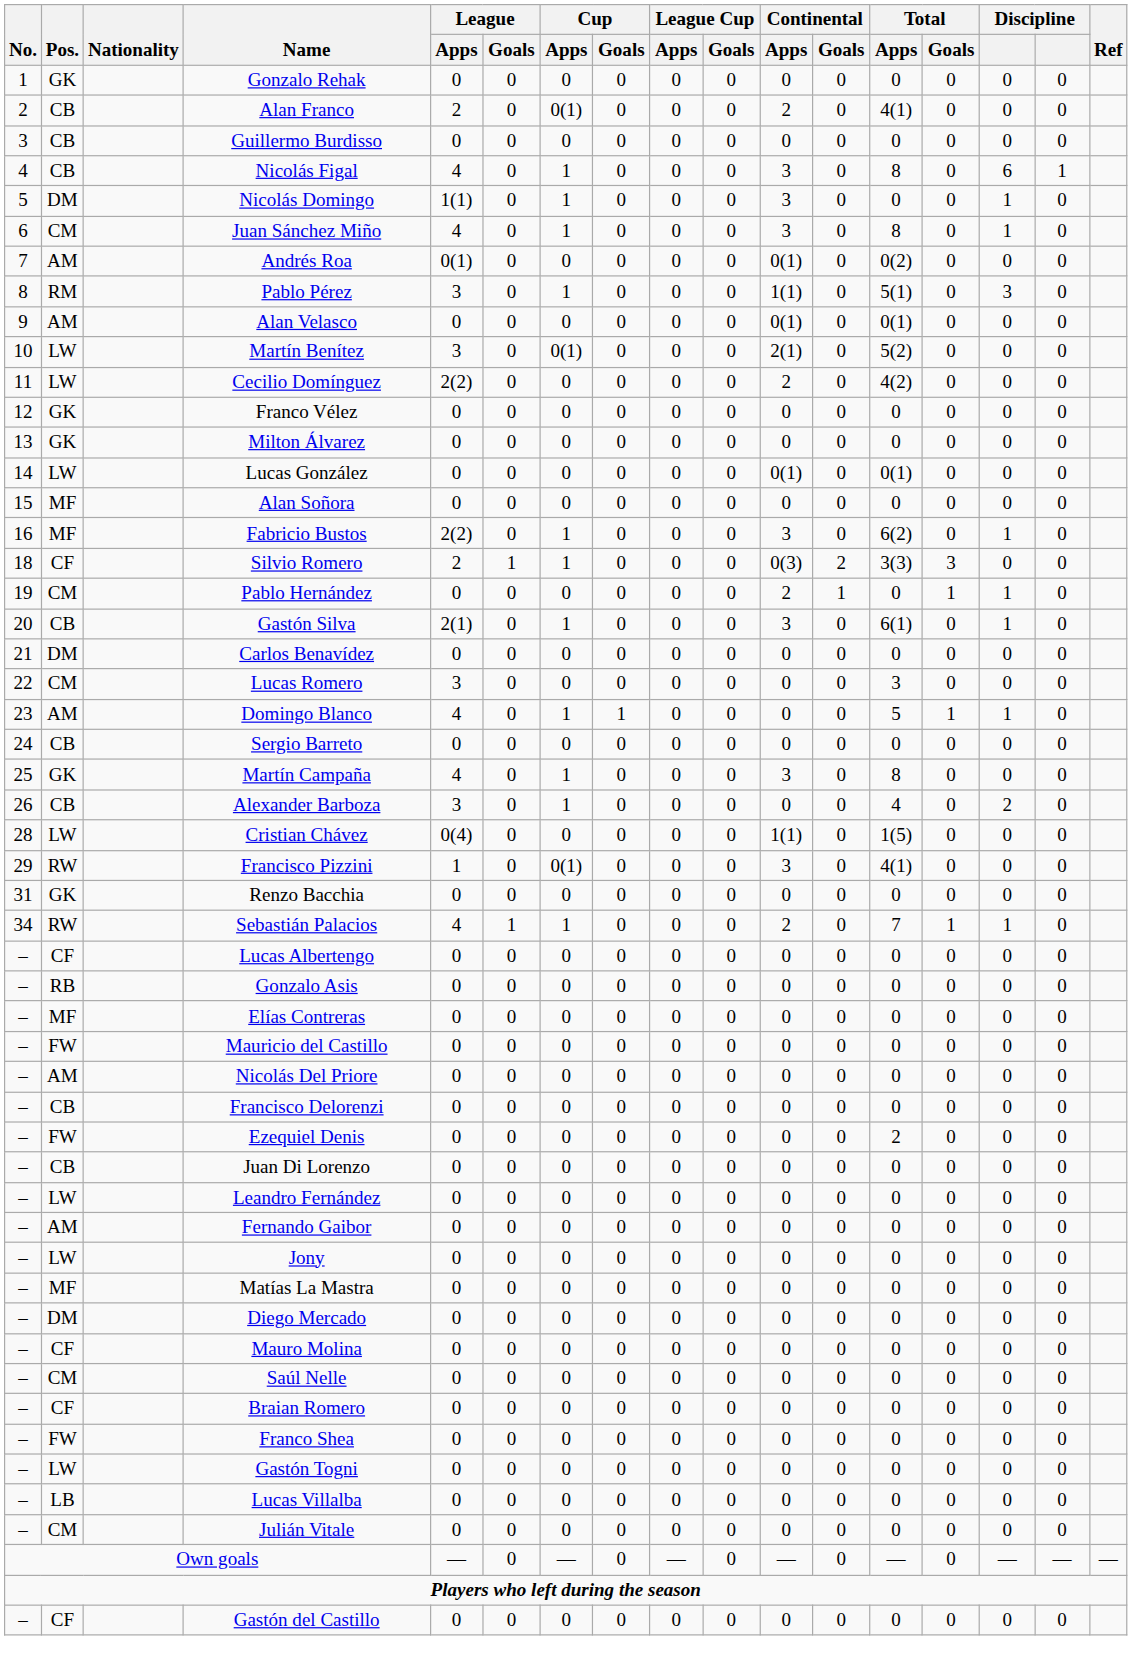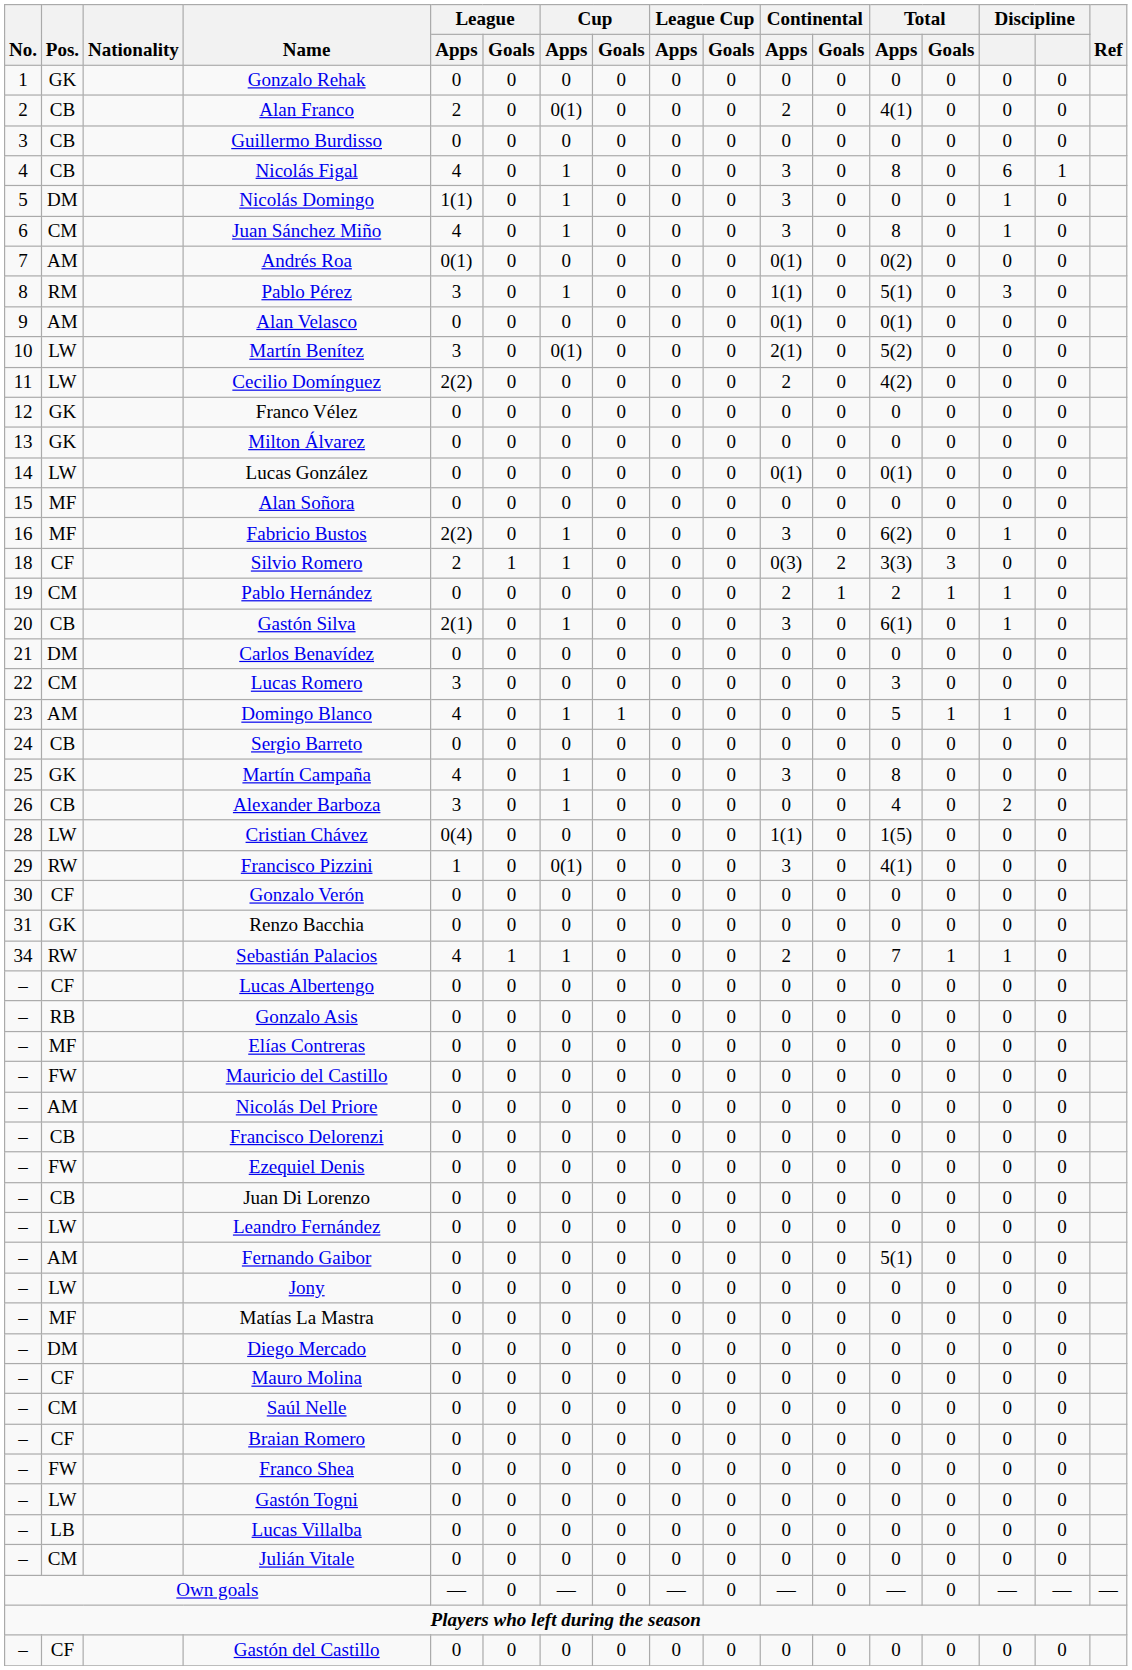(896, 593) 0 -> (896, 593) 2
+ row: (307, 895)
(896, 1136) 2 -> (896, 1167) 0
(896, 1227) 0 -> (896, 1257) 5(1)
